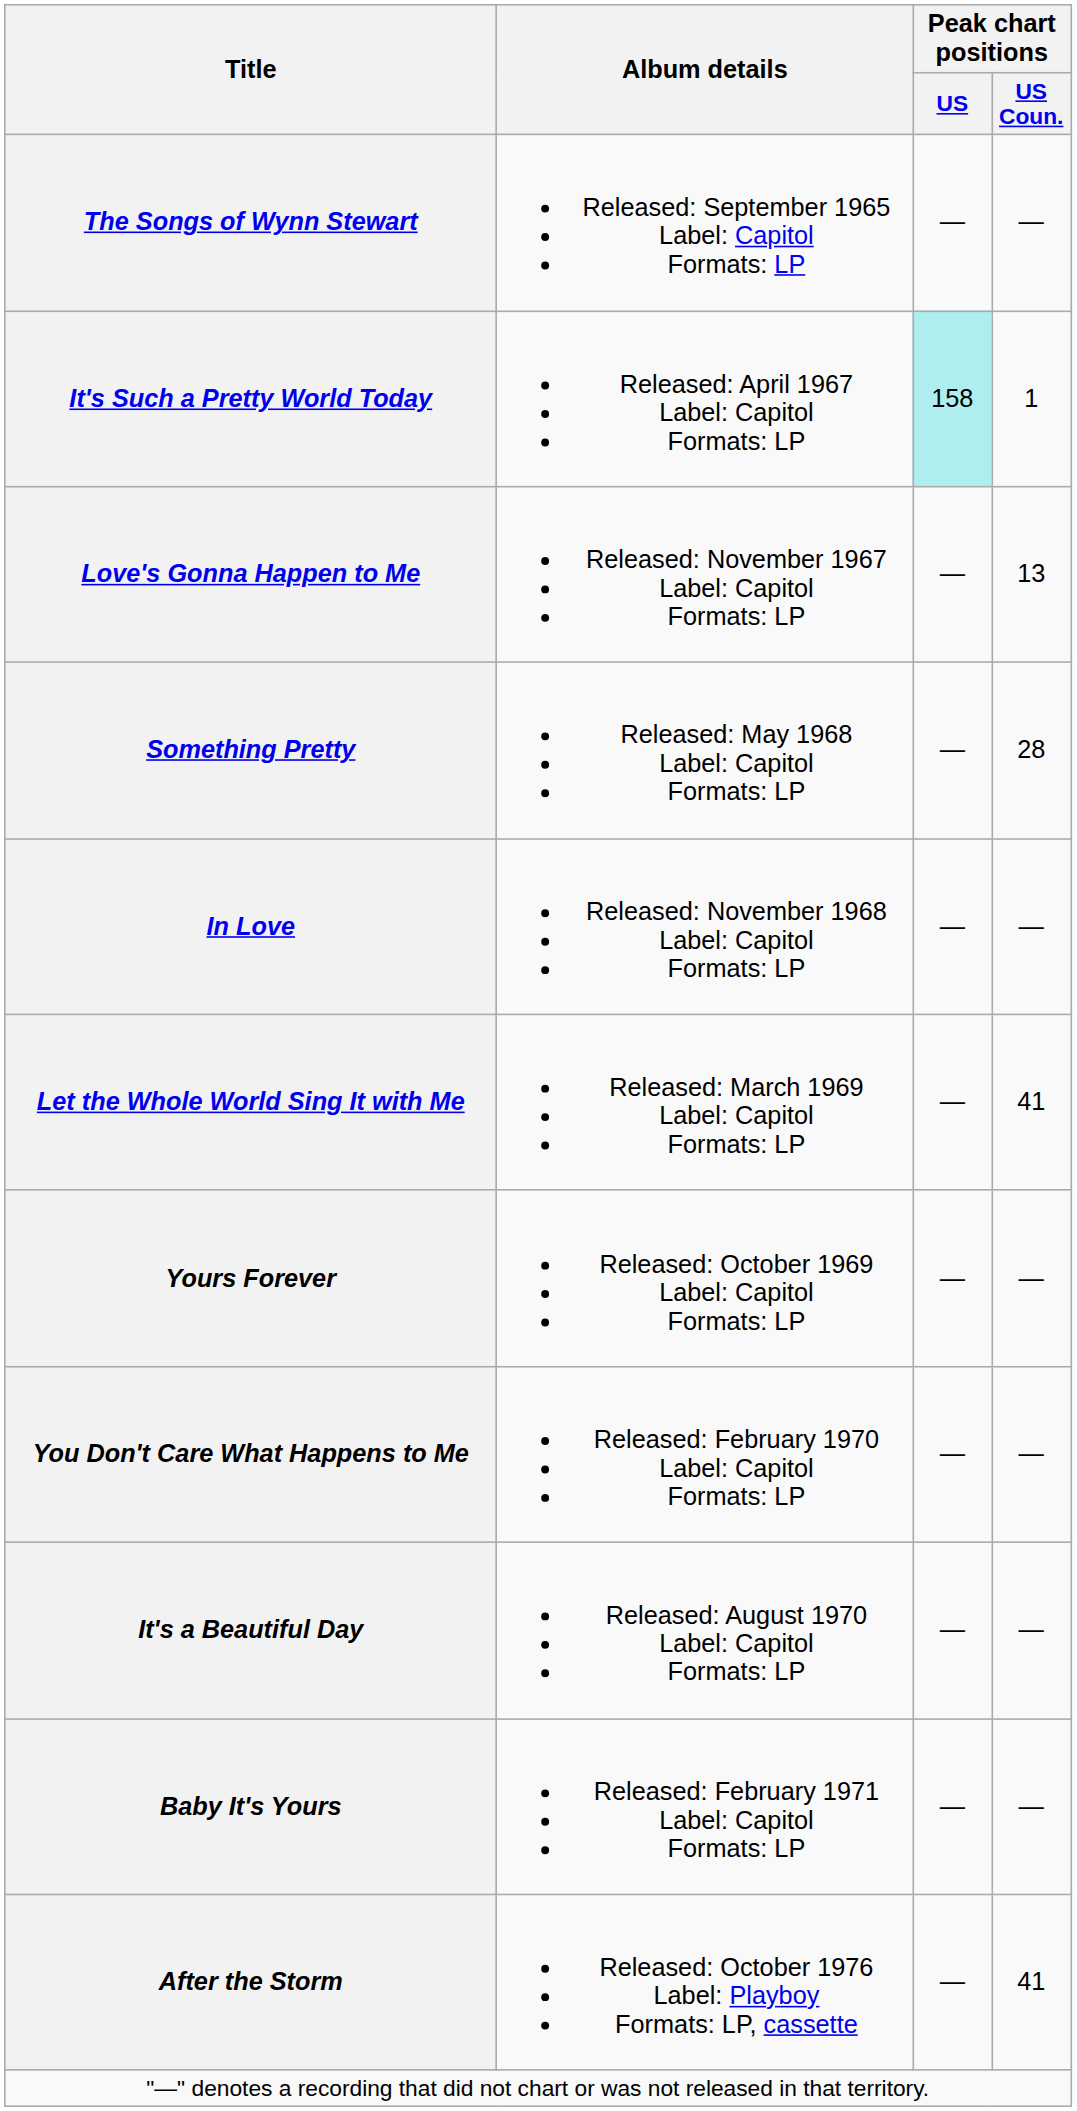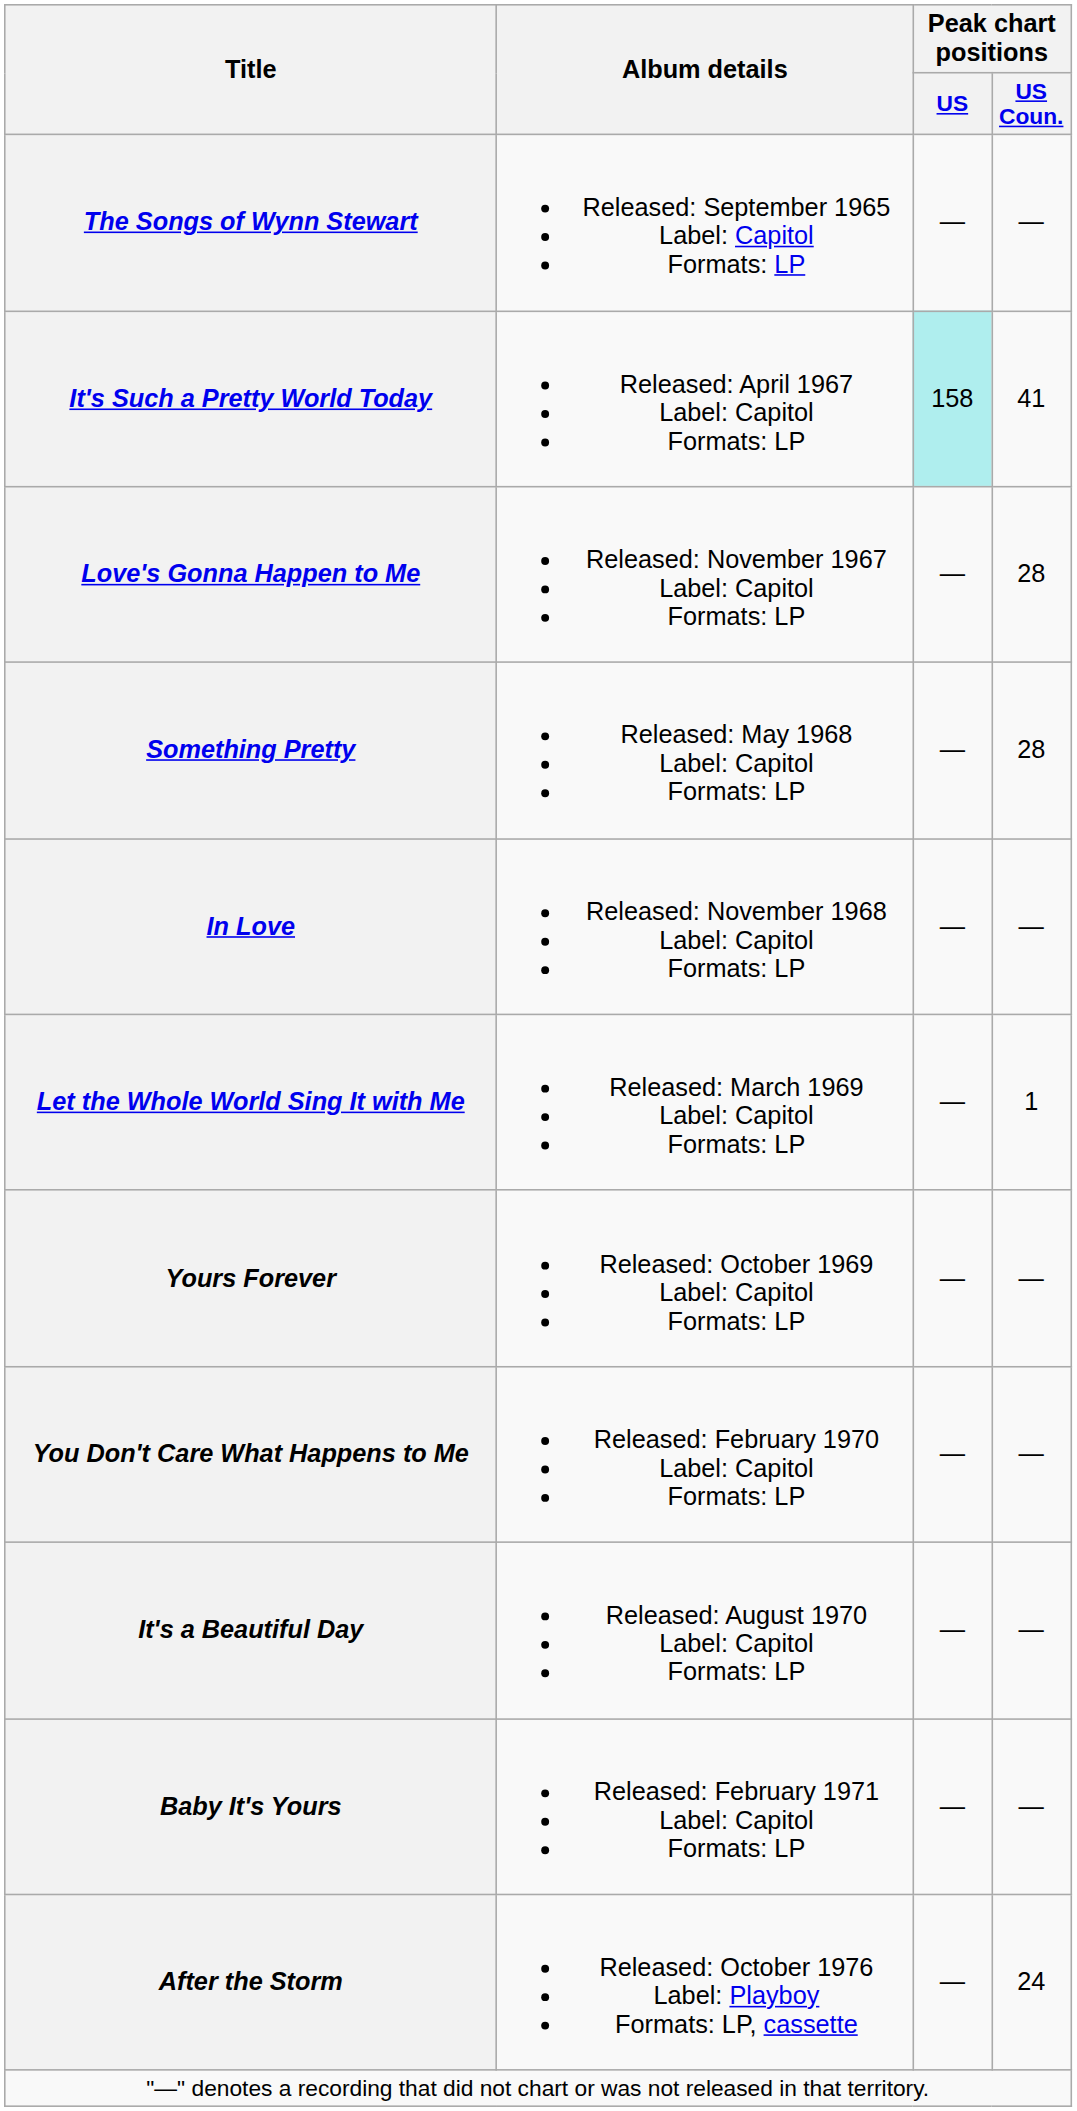(1031, 398) 1 -> (1031, 398) 41
(1031, 574) 13 -> (1031, 574) 28
(1031, 1102) 41 -> (1031, 1102) 1
(1031, 1981) 41 -> (1031, 1981) 24
